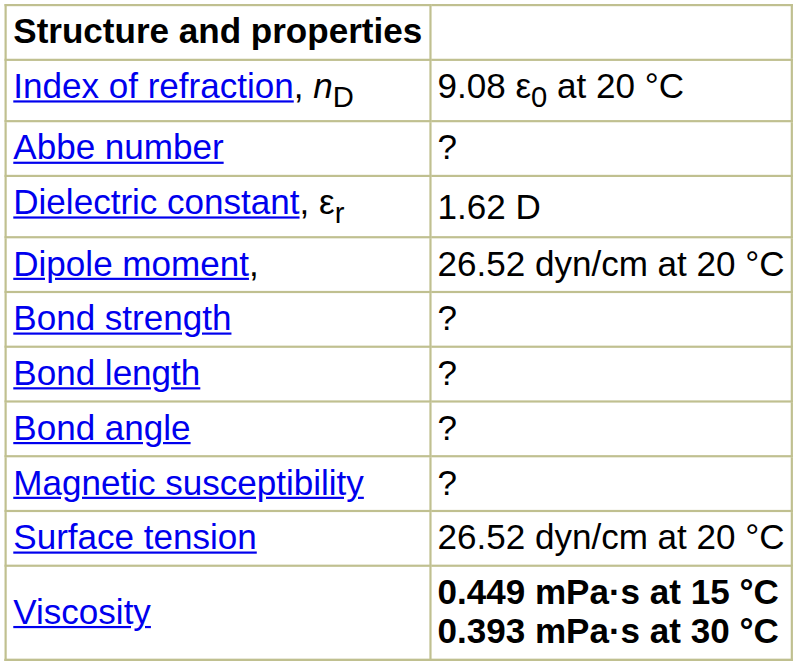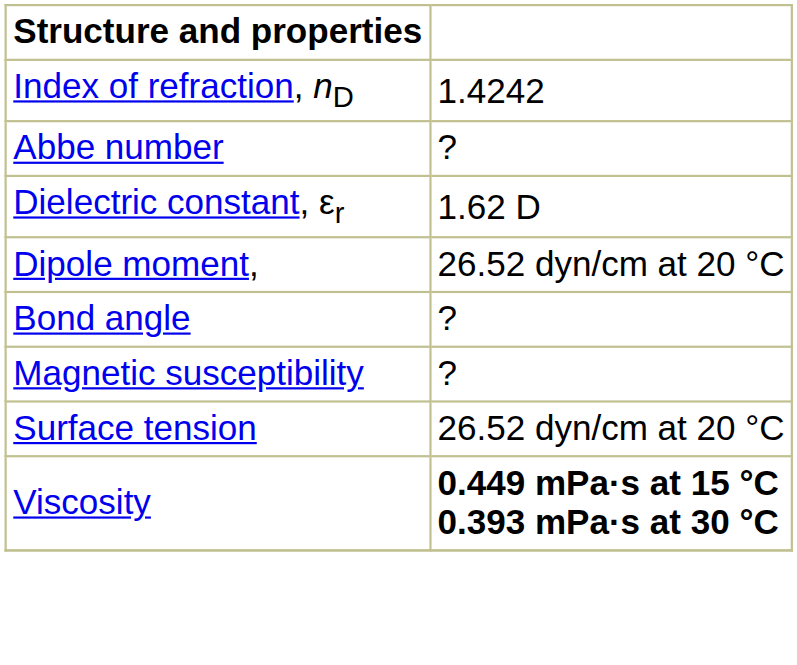(561, 91) 9.08 ε0 at 20 °C -> (491, 90) 1.4242
- row: (122, 319)
- row: (107, 374)
